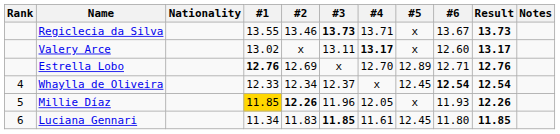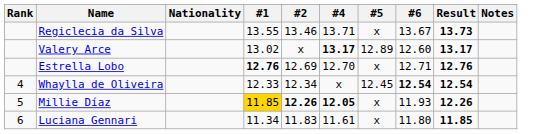- column: (339, 13)
(415, 49) x -> (377, 49) 12.89
(415, 67) 12.89 -> (377, 67) x
(377, 102) normal -> (339, 102) bold
(415, 120) 12.45 -> (377, 120) x
